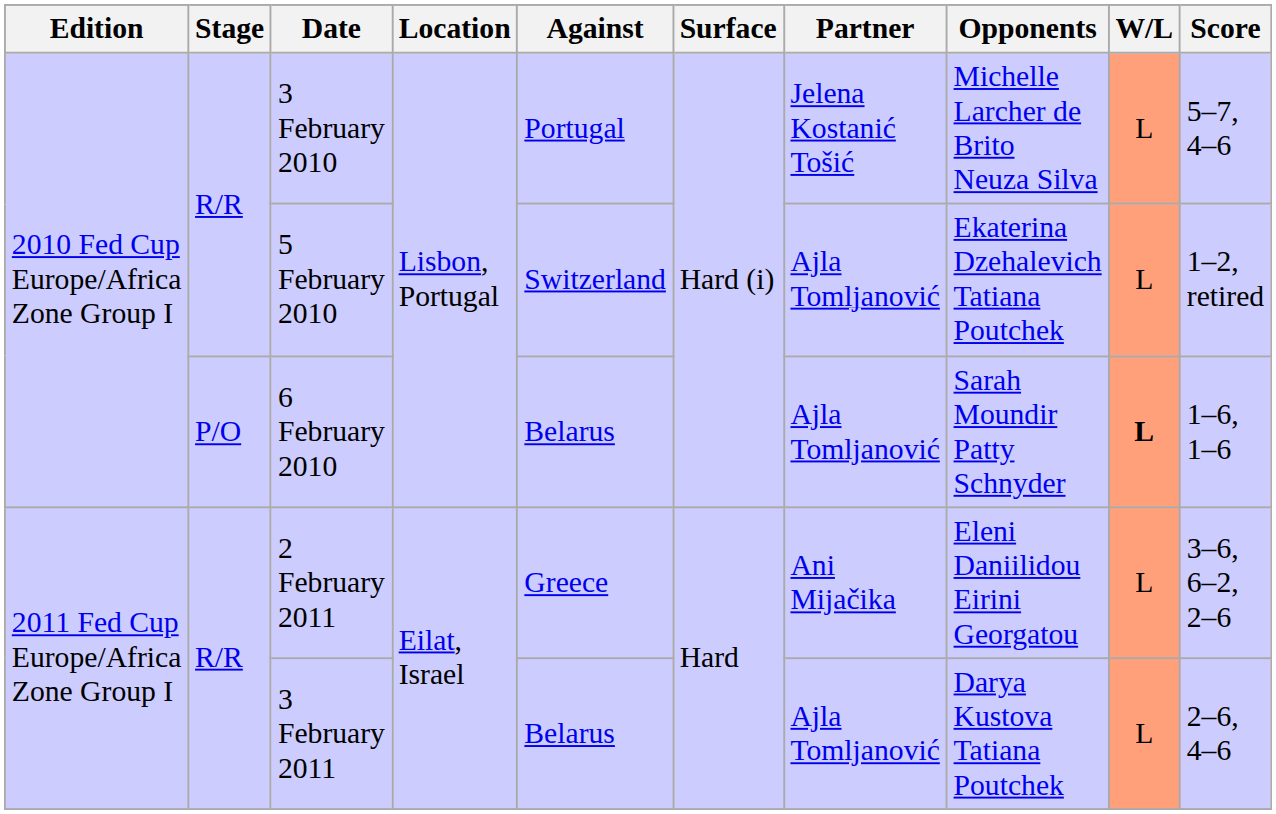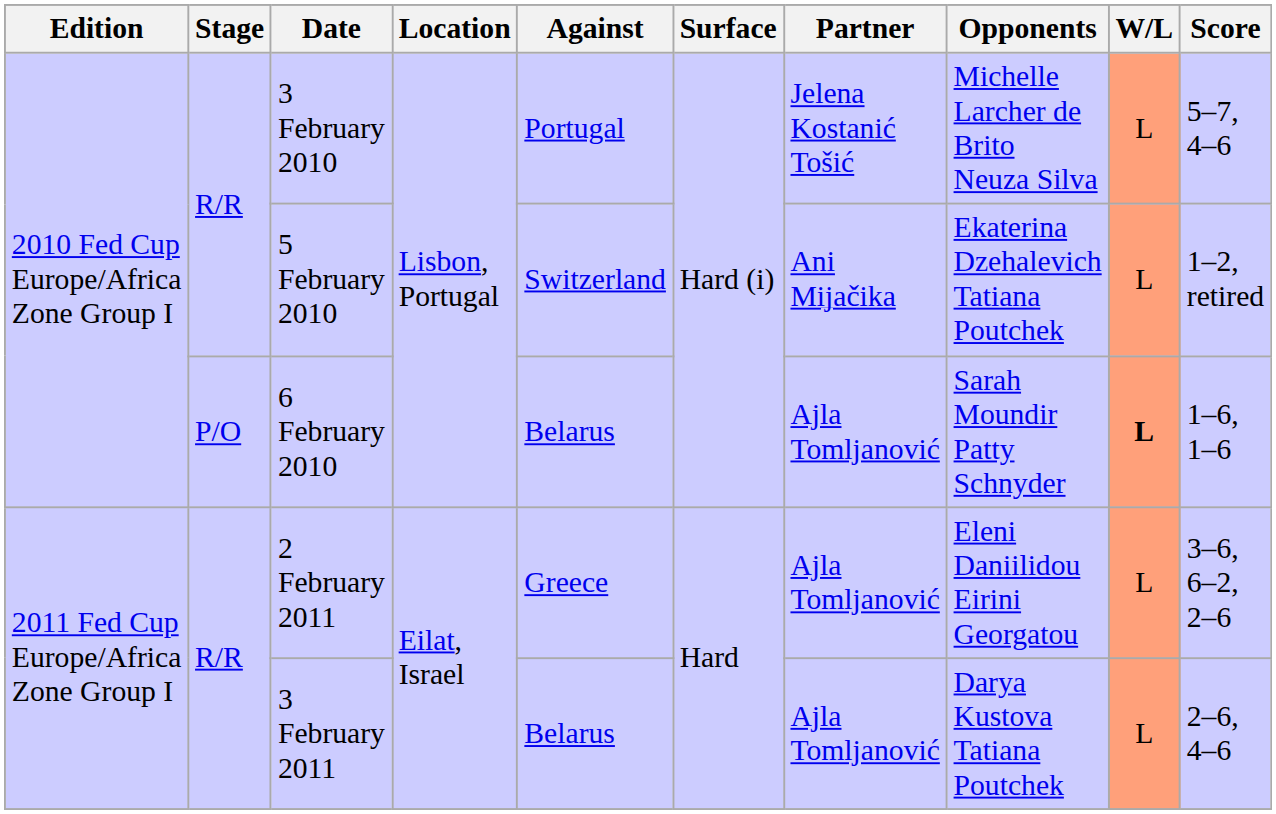(865, 278) Ajla Tomljanović -> (843, 278) Ani Mijačika
(843, 581) Ani Mijačika -> (865, 581) Ajla Tomljanović
